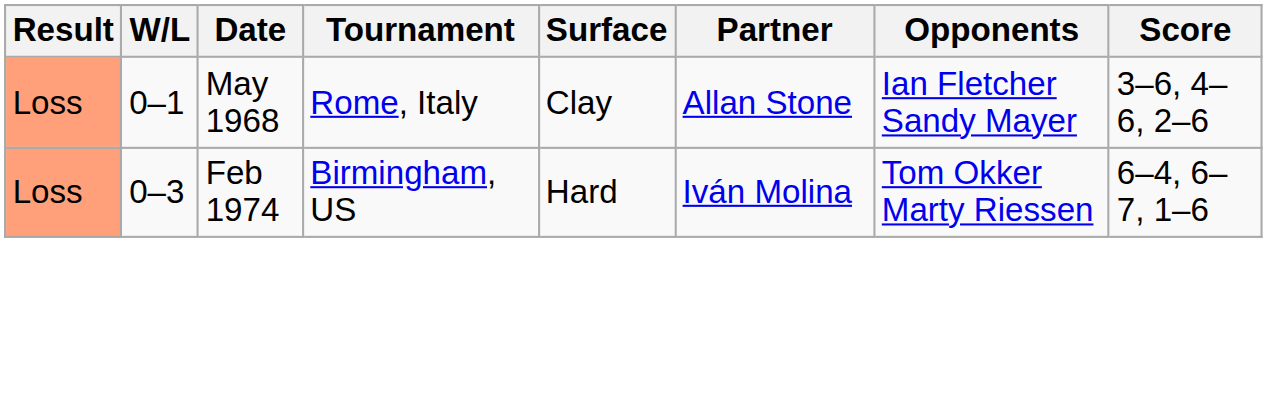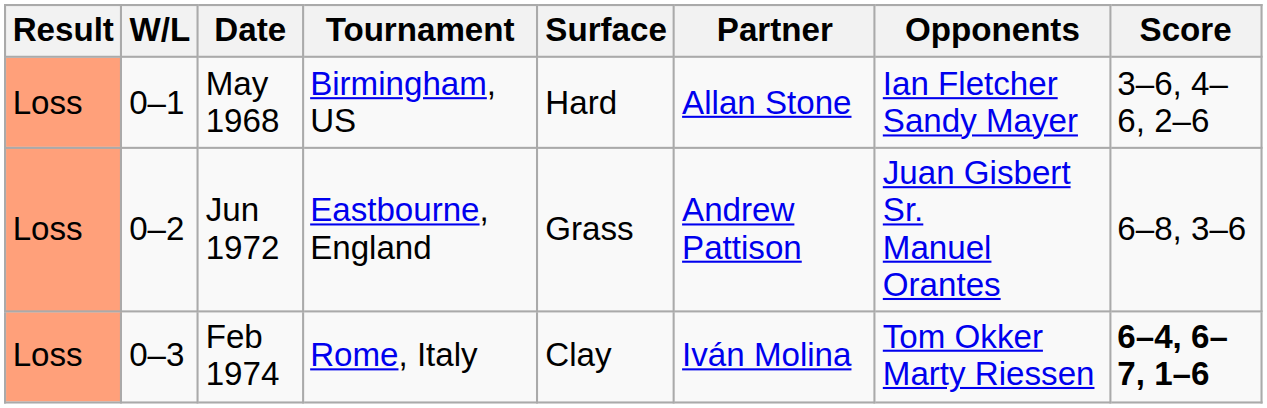(394, 101) Rome, Italy -> (403, 101) Birmingham, US
(579, 101) Clay -> (581, 101) Hard
+ row: (243, 228)
(403, 191) Birmingham, US -> (394, 356) Rome, Italy
(582, 191) Hard -> (578, 356) Clay
(1172, 191) normal -> (1173, 356) bold
